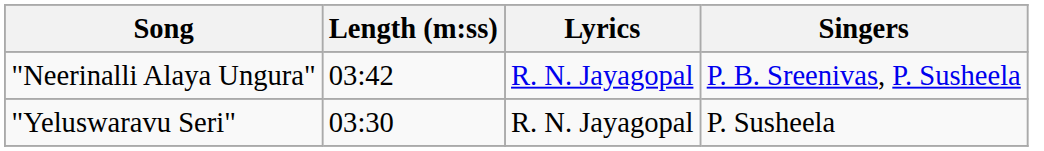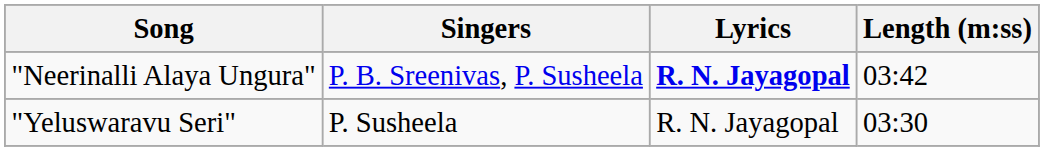columns swapped: (864, 28) <-> (413, 28)
(602, 75) normal -> (753, 75) bold
